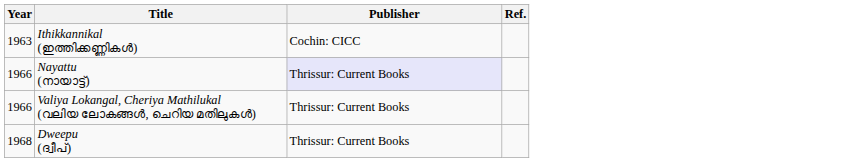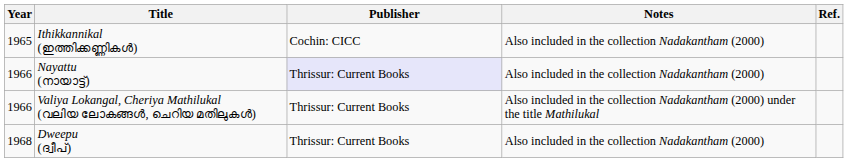+ column: (659, 14)
(20, 40) 1963 -> (20, 40) 1965
